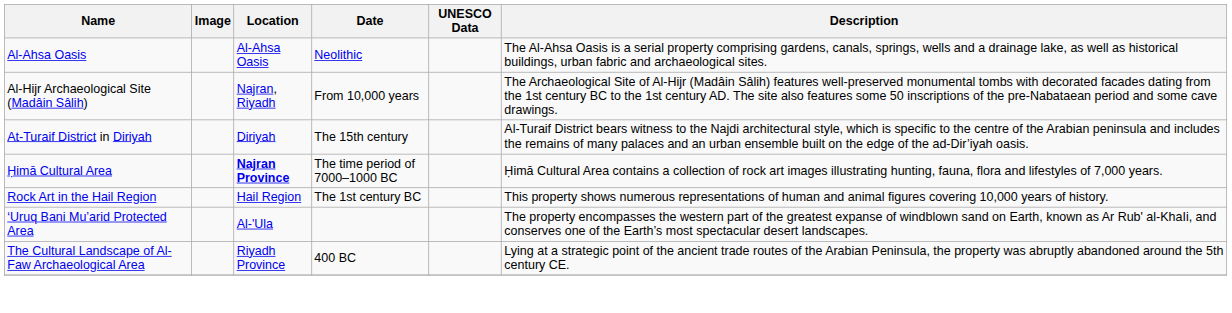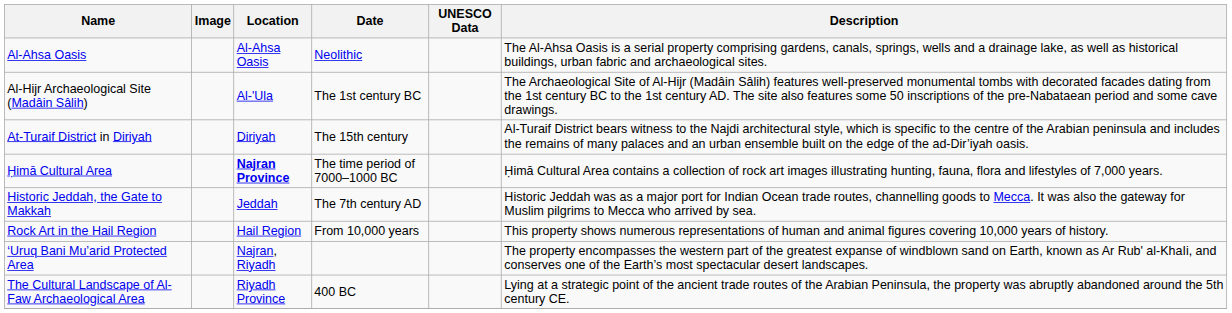(257, 96) Najran, Riyadh -> (255, 96) Al-'Ula
(367, 96) From 10,000 years -> (368, 96) The 1st century BC
+ row: (85, 204)
(368, 197) The 1st century BC -> (367, 231) From 10,000 years
(255, 224) Al-'Ula -> (257, 258) Najran, Riyadh
